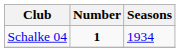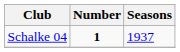(140, 36) 1934 -> (140, 36) 1937
